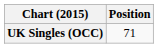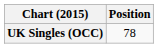(130, 33) 71 -> (130, 33) 78
